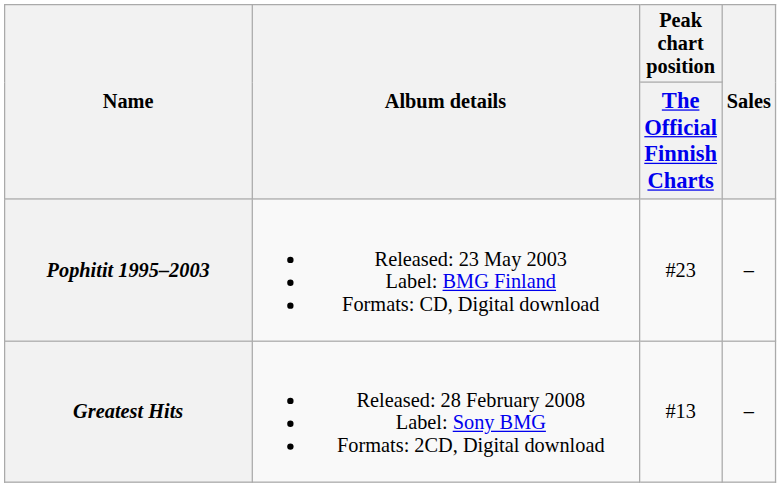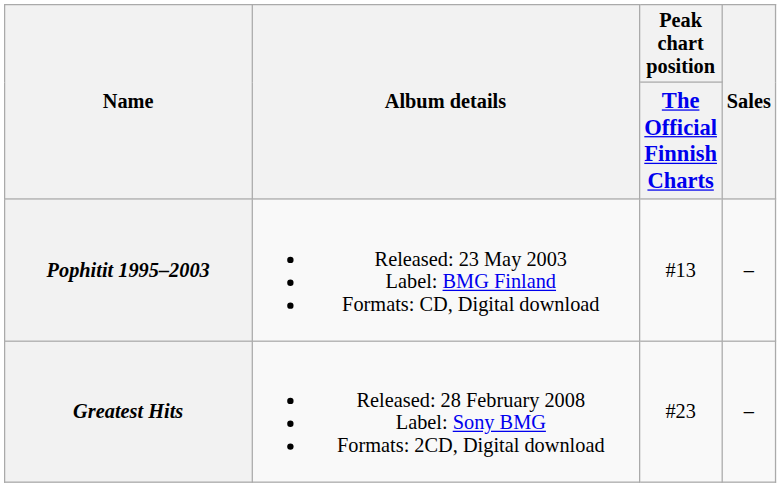(681, 270) #23 -> (681, 270) #13
(681, 411) #13 -> (681, 411) #23
